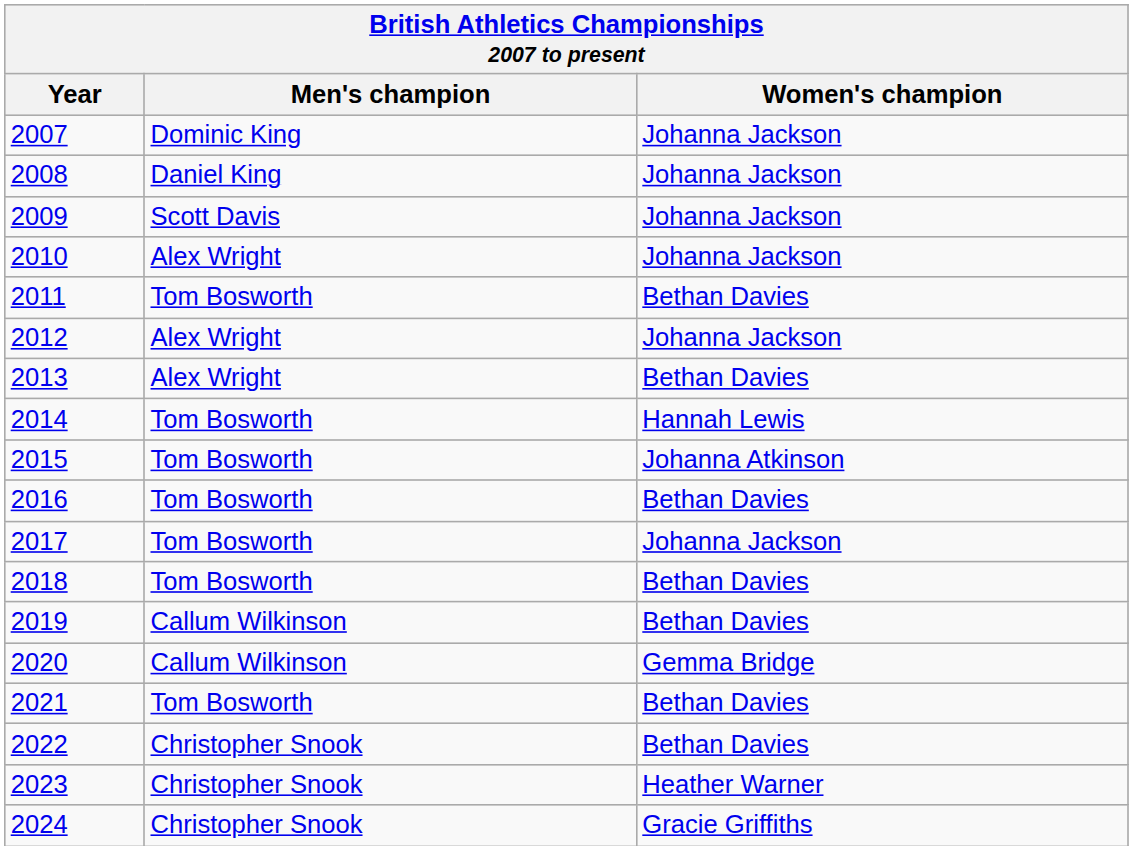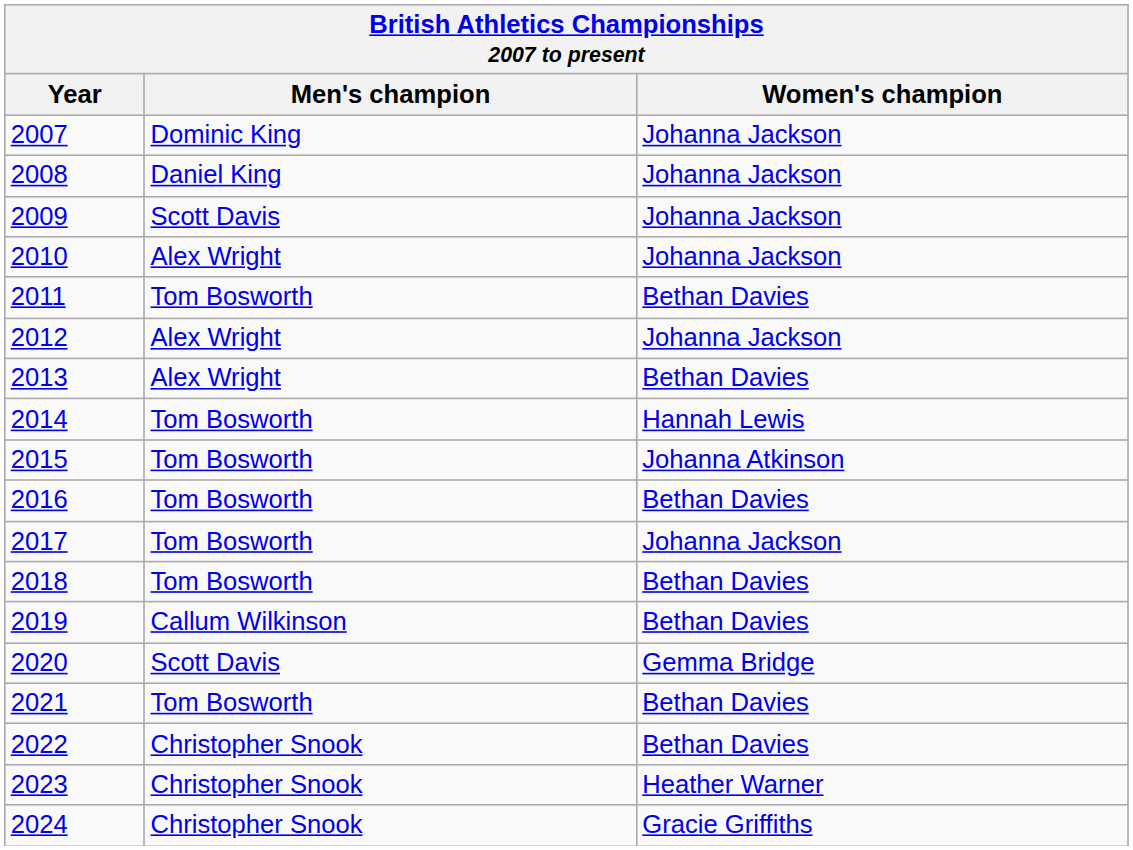(249, 662) Callum Wilkinson -> (215, 662) Scott Davis
